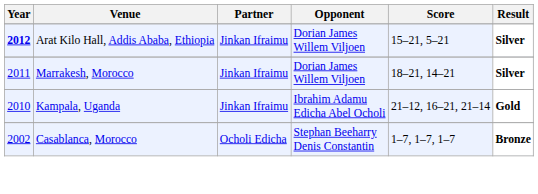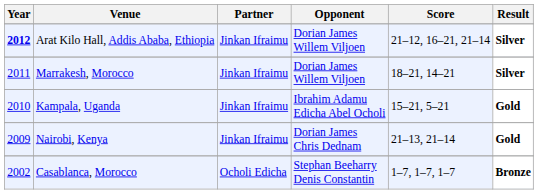(420, 40) 15–21, 5–21 -> (441, 40) 21–12, 16–21, 21–14
(441, 106) 21–12, 16–21, 21–14 -> (420, 106) 15–21, 5–21
+ row: (72, 139)
